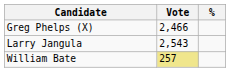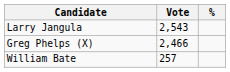rows swapped: (44, 44) <-> (50, 28)
(168, 59) khaki background -> (168, 59) no background
